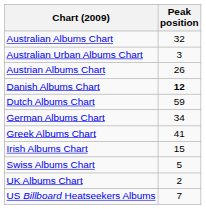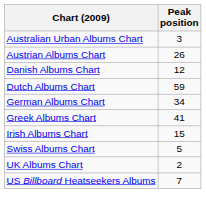- row: (60, 39)
(179, 86) bold -> (179, 70) normal
